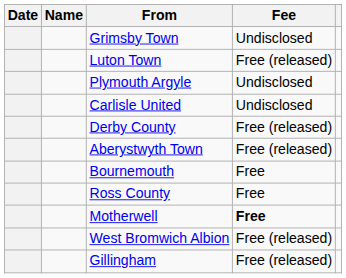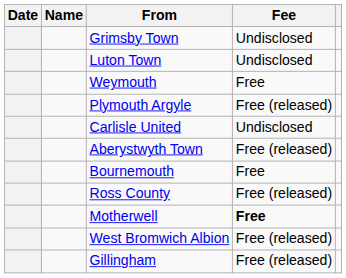(284, 60) Free (released) -> (274, 60) Undisclosed
+ row: (123, 82)
(274, 82) Undisclosed -> (284, 104) Free (released)
- row: (133, 127)
(250, 194) Free -> (284, 194) Free (released)
